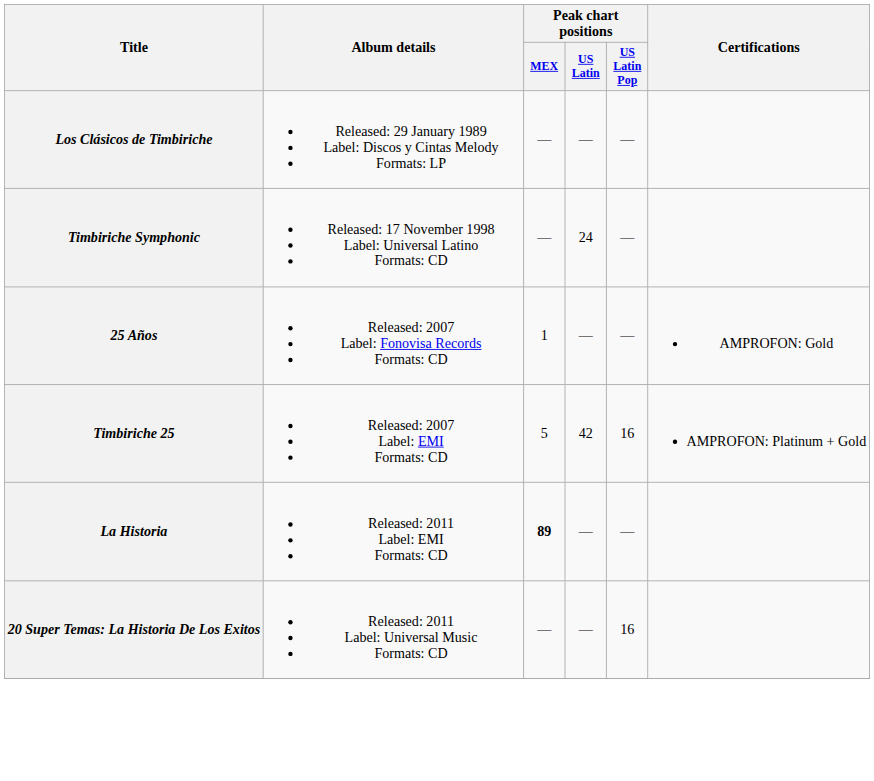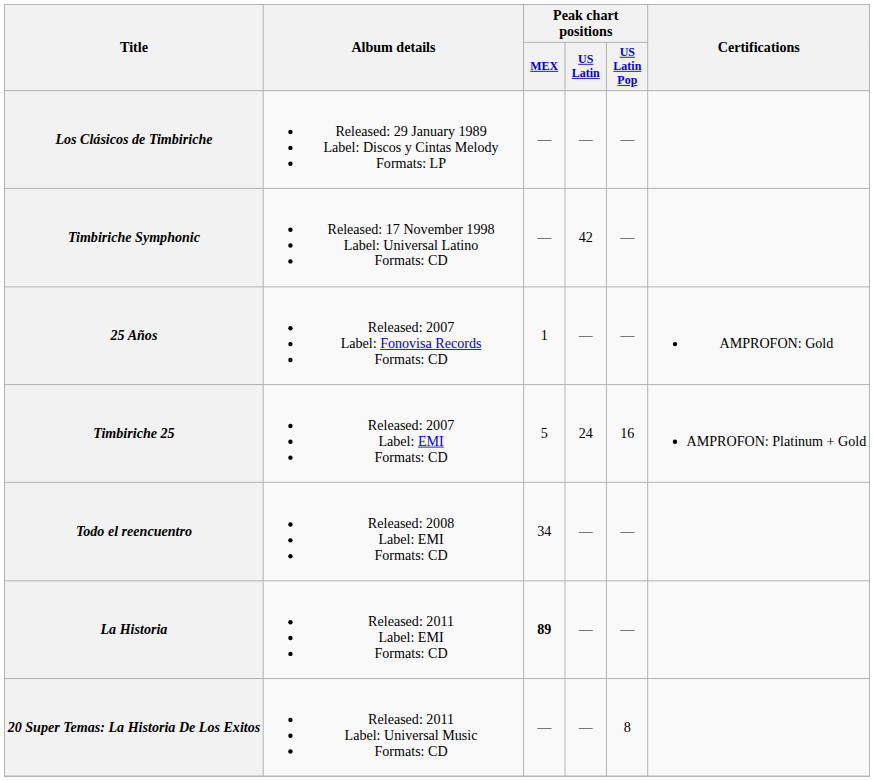(586, 237) 24 -> (586, 237) 42
(586, 433) 42 -> (586, 433) 24
+ row: (134, 531)
(627, 629) 16 -> (627, 727) 8
